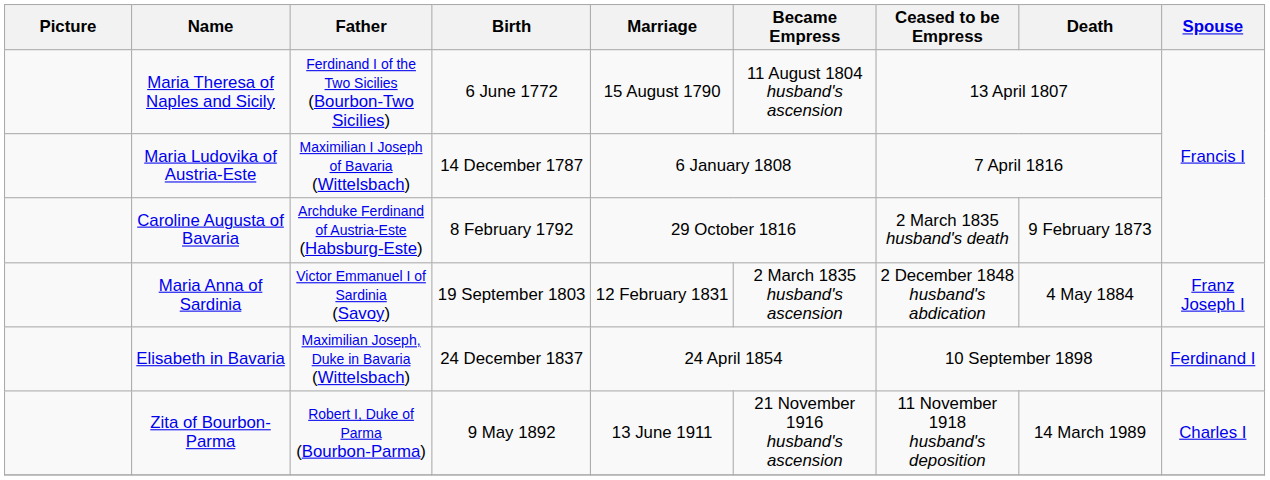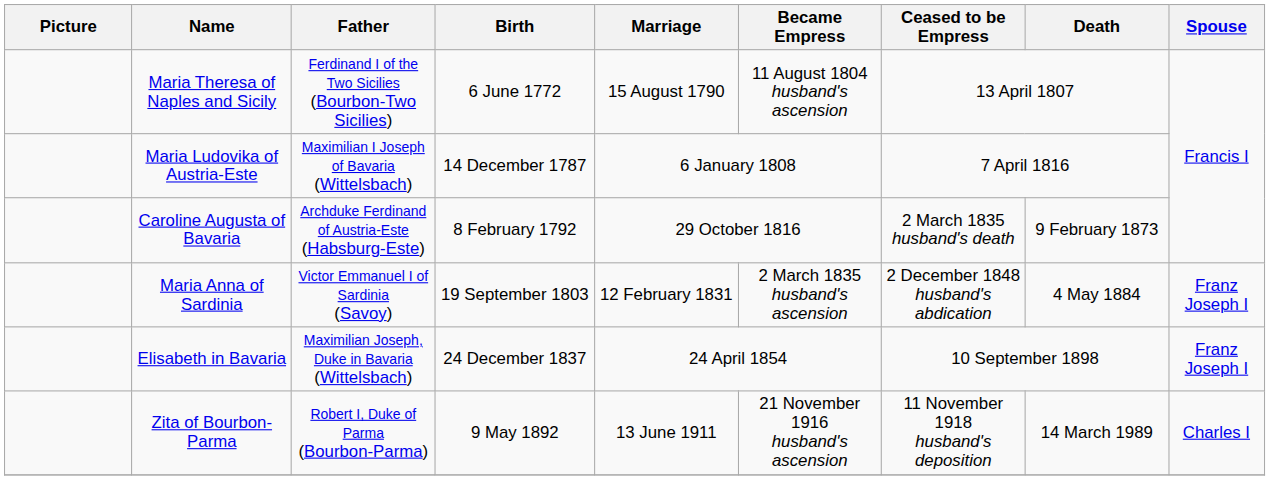(1213, 358) Ferdinand I -> (1216, 358) Franz Joseph I
